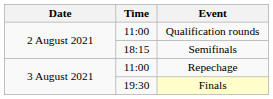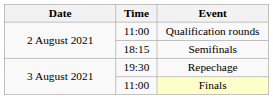(136, 67) 11:00 -> (136, 67) 19:30
(136, 85) 19:30 -> (136, 85) 11:00
